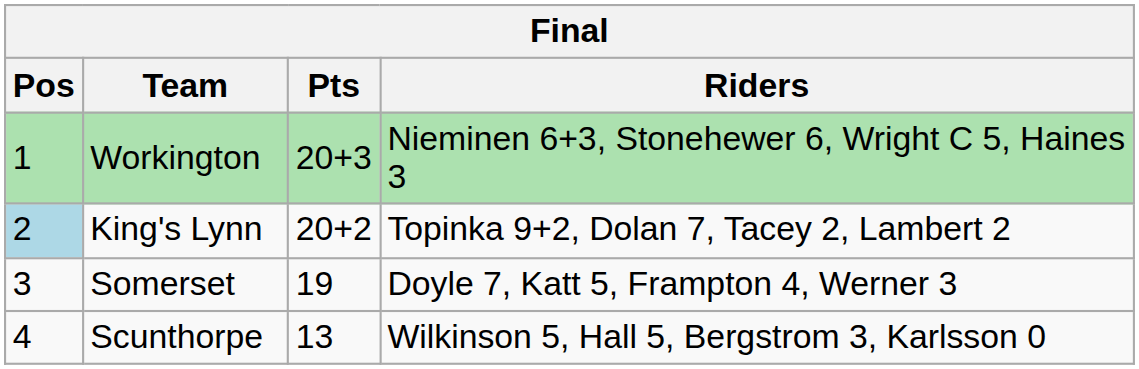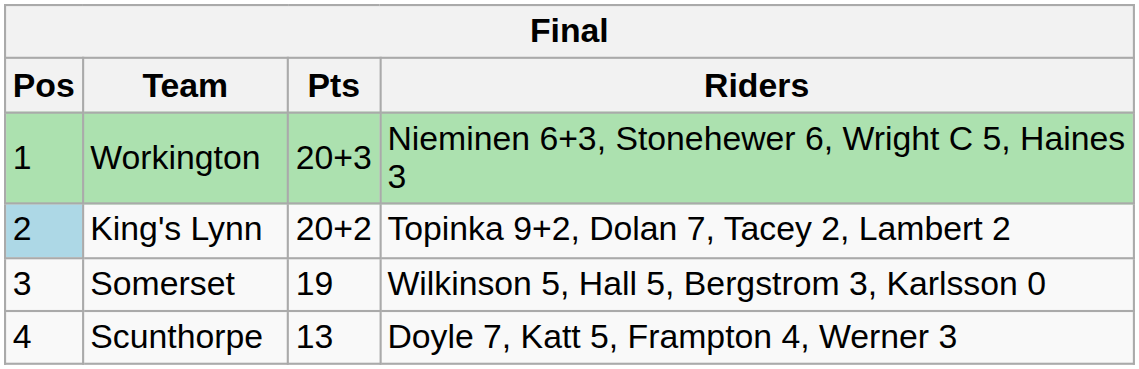(672, 283) Doyle 7, Katt 5, Frampton 4, Werner 3 -> (717, 283) Wilkinson 5, Hall 5, Bergstrom 3, Karlsson 0
(717, 336) Wilkinson 5, Hall 5, Bergstrom 3, Karlsson 0 -> (672, 336) Doyle 7, Katt 5, Frampton 4, Werner 3
